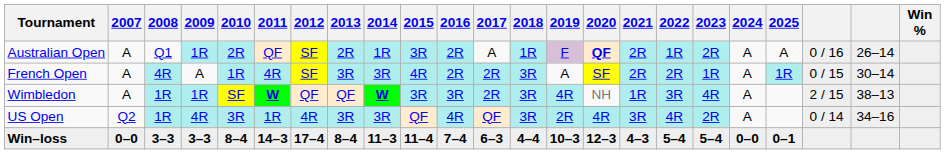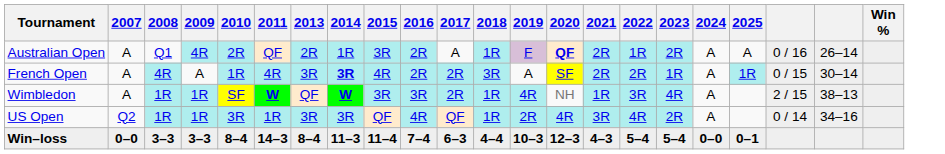- column: (309, 22)
(200, 52) 1R -> (200, 52) 4R
(382, 73) normal -> (346, 73) bold
(528, 95) 3R -> (492, 95) 1R
(200, 116) 4R -> (200, 116) 1R
(528, 116) 3R -> (492, 116) 1R
